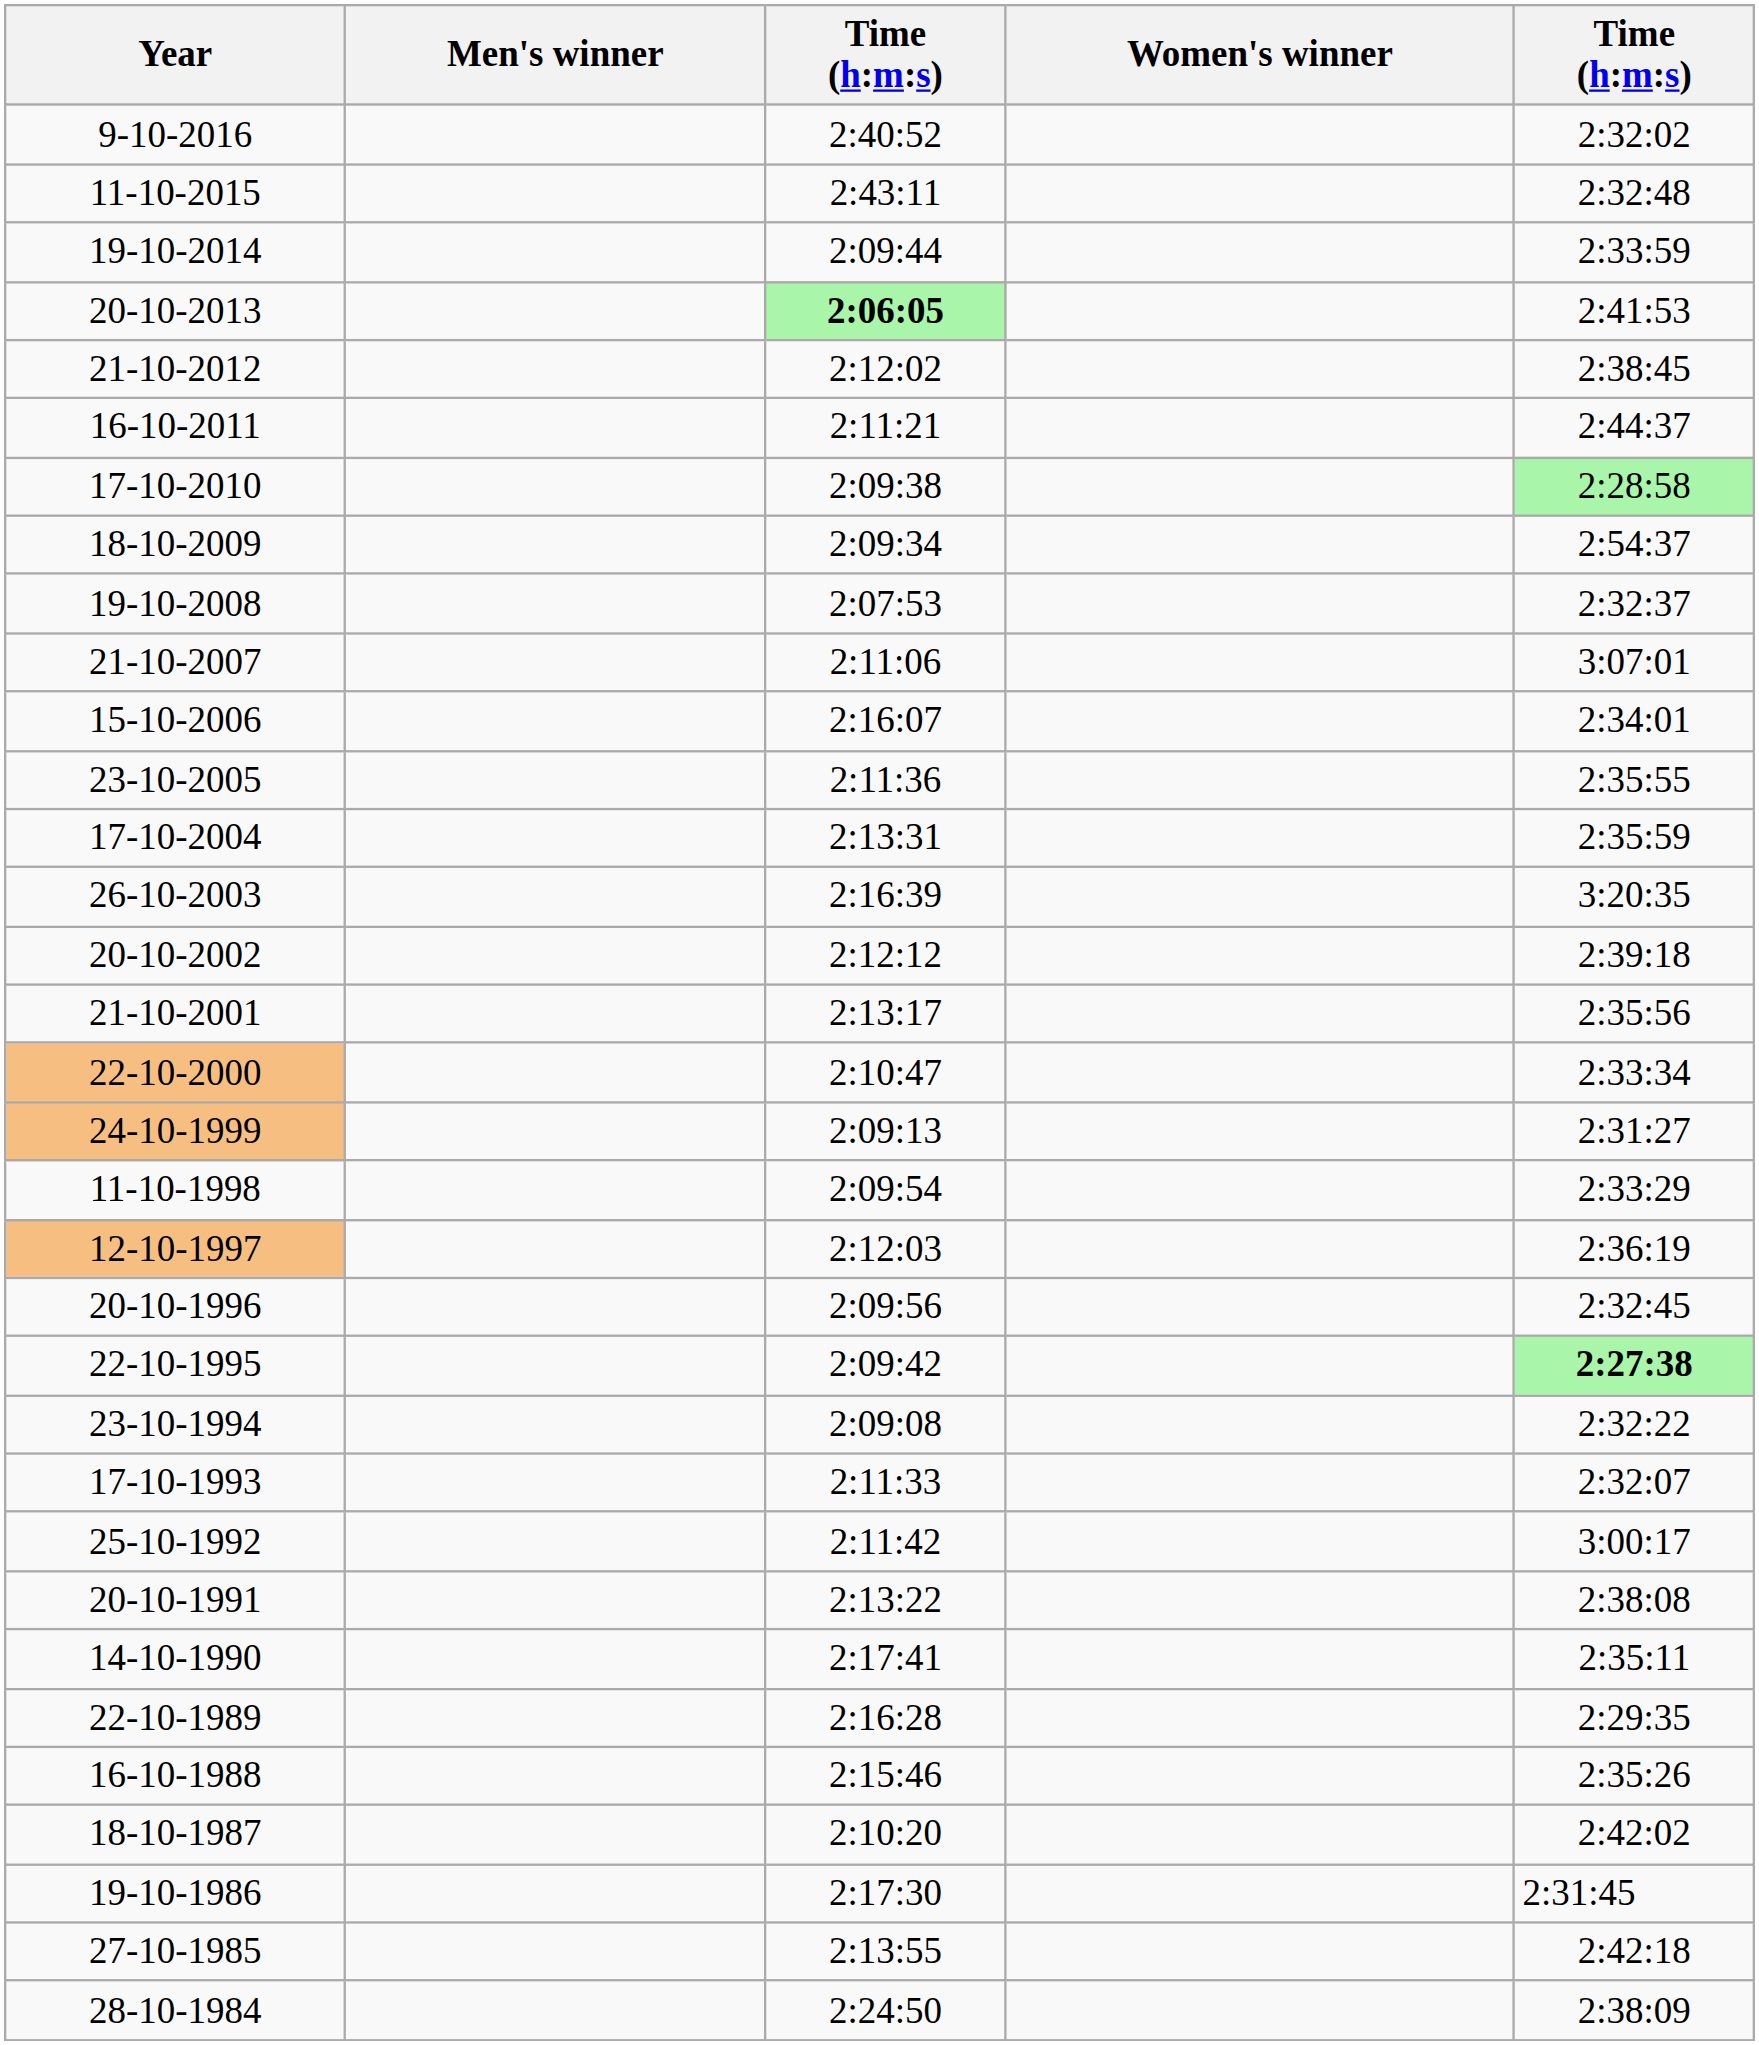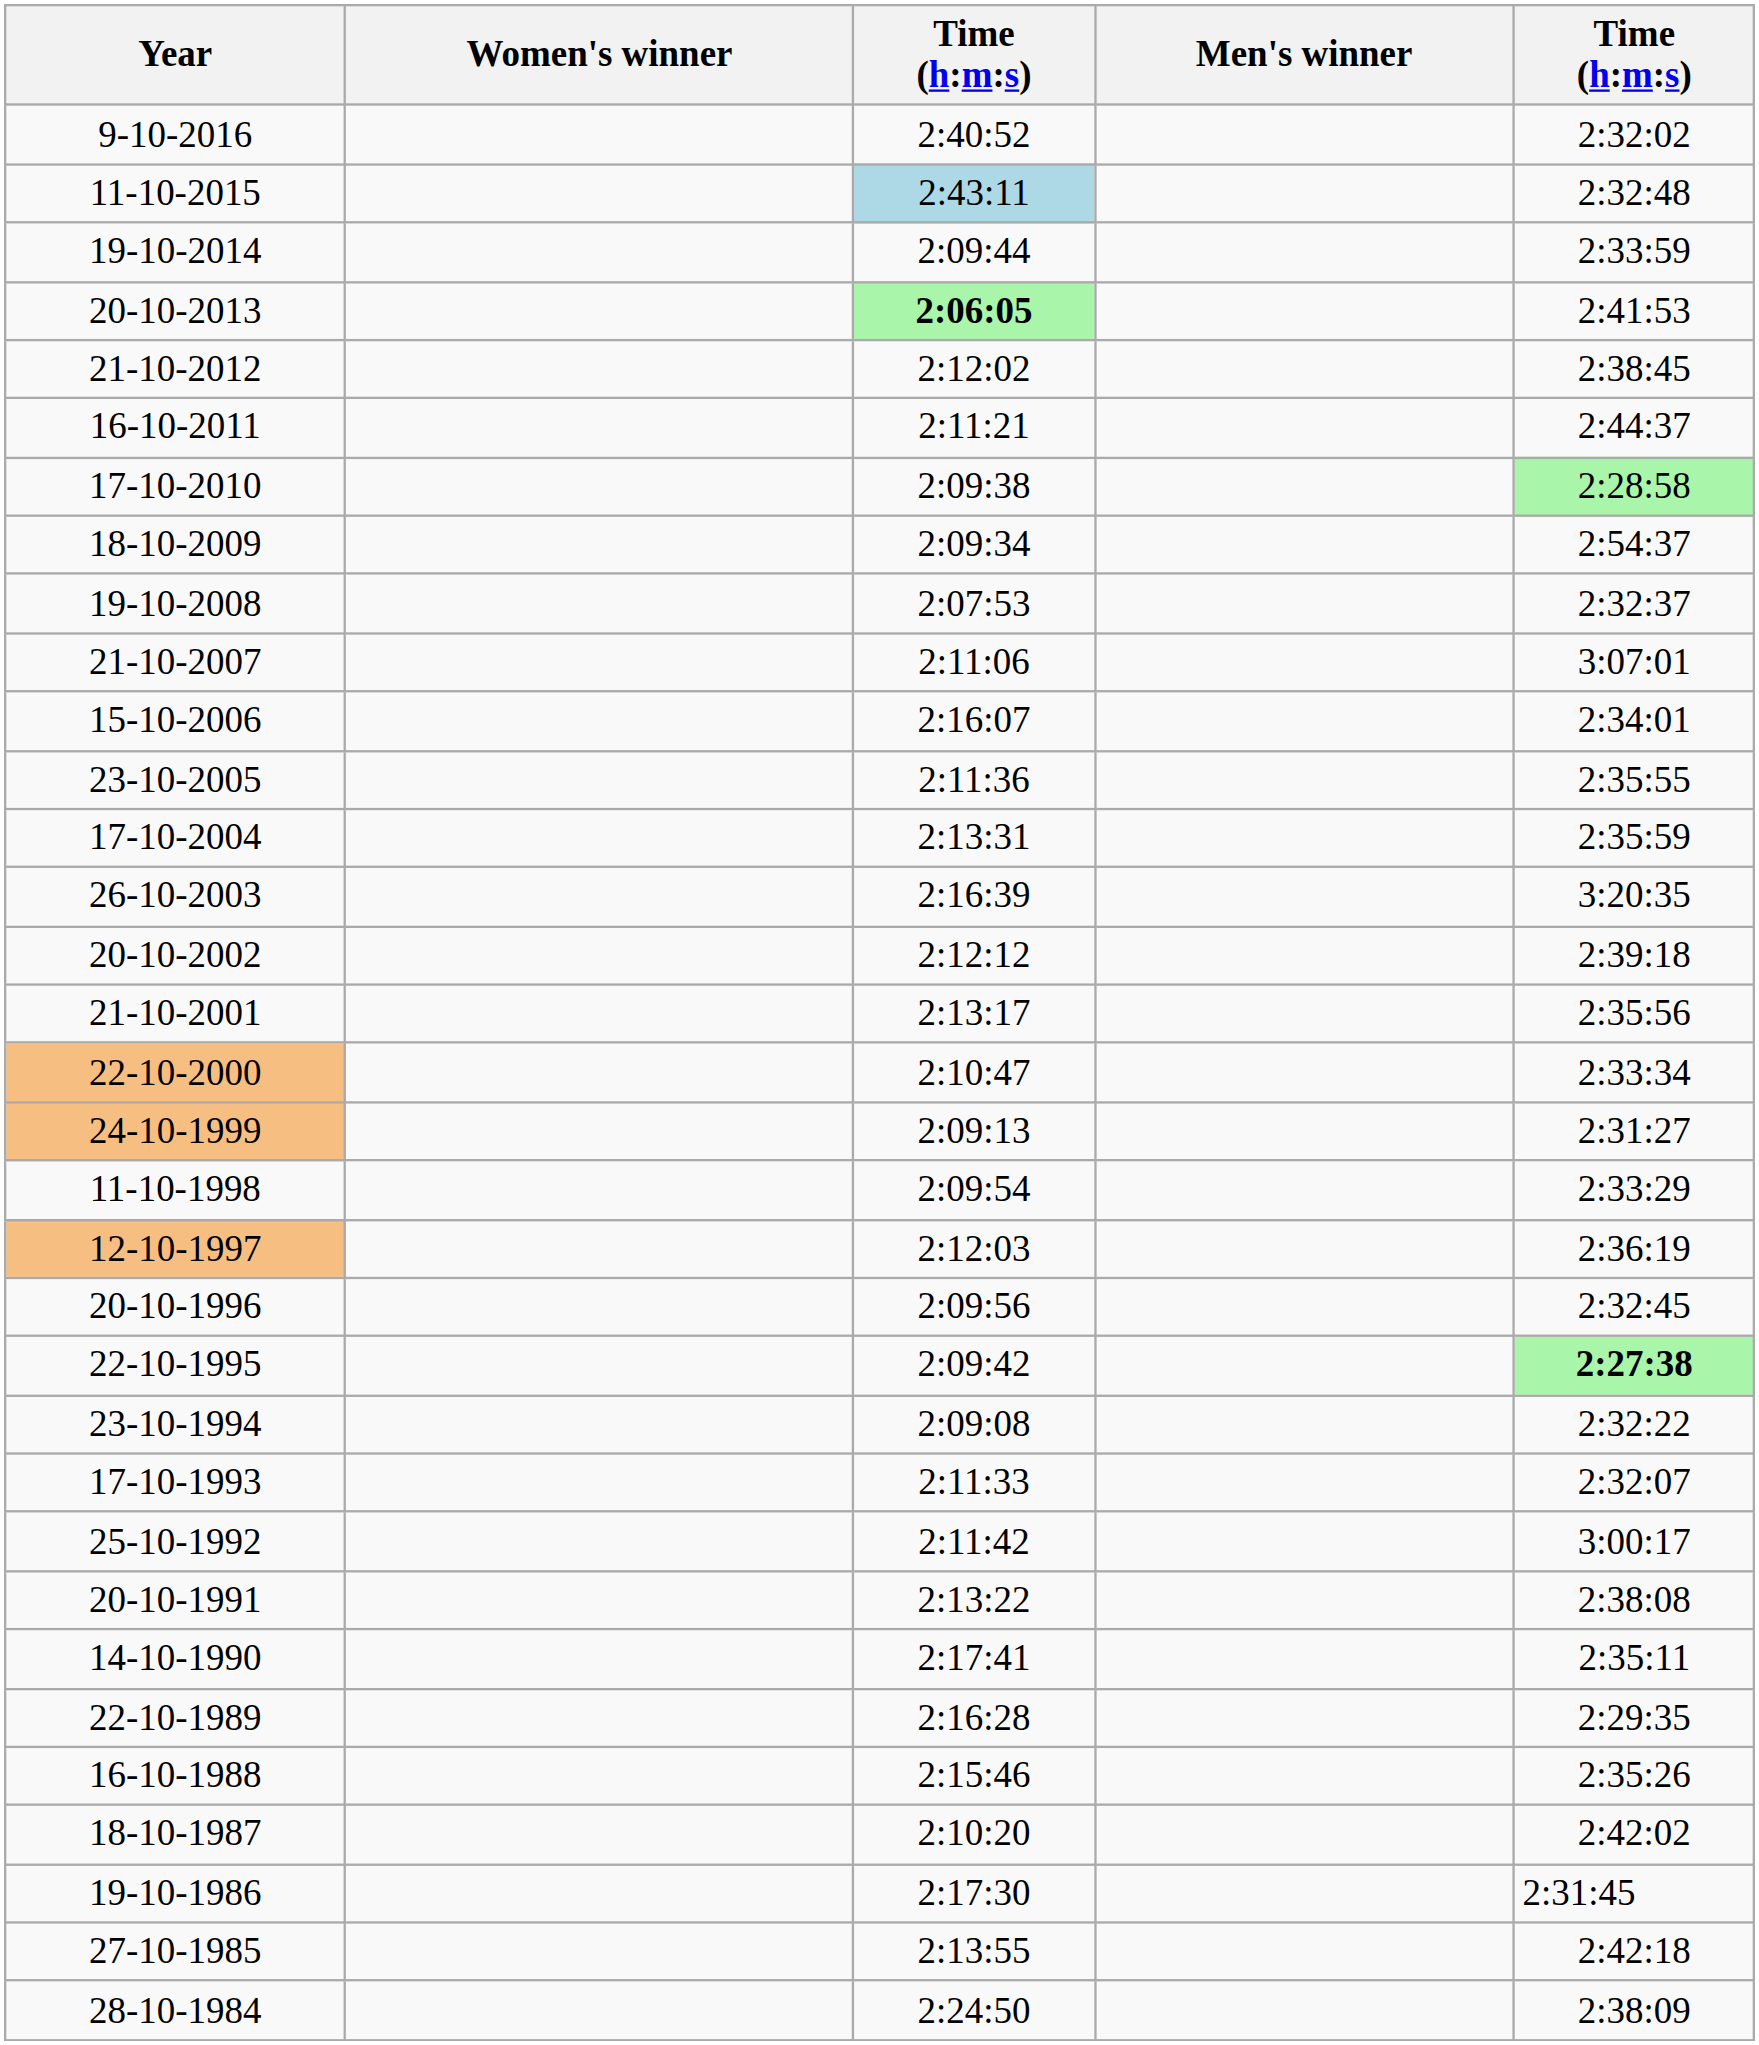columns swapped: (555, 54) <-> (1260, 54)
(885, 192) no background -> (974, 192) lightblue background
